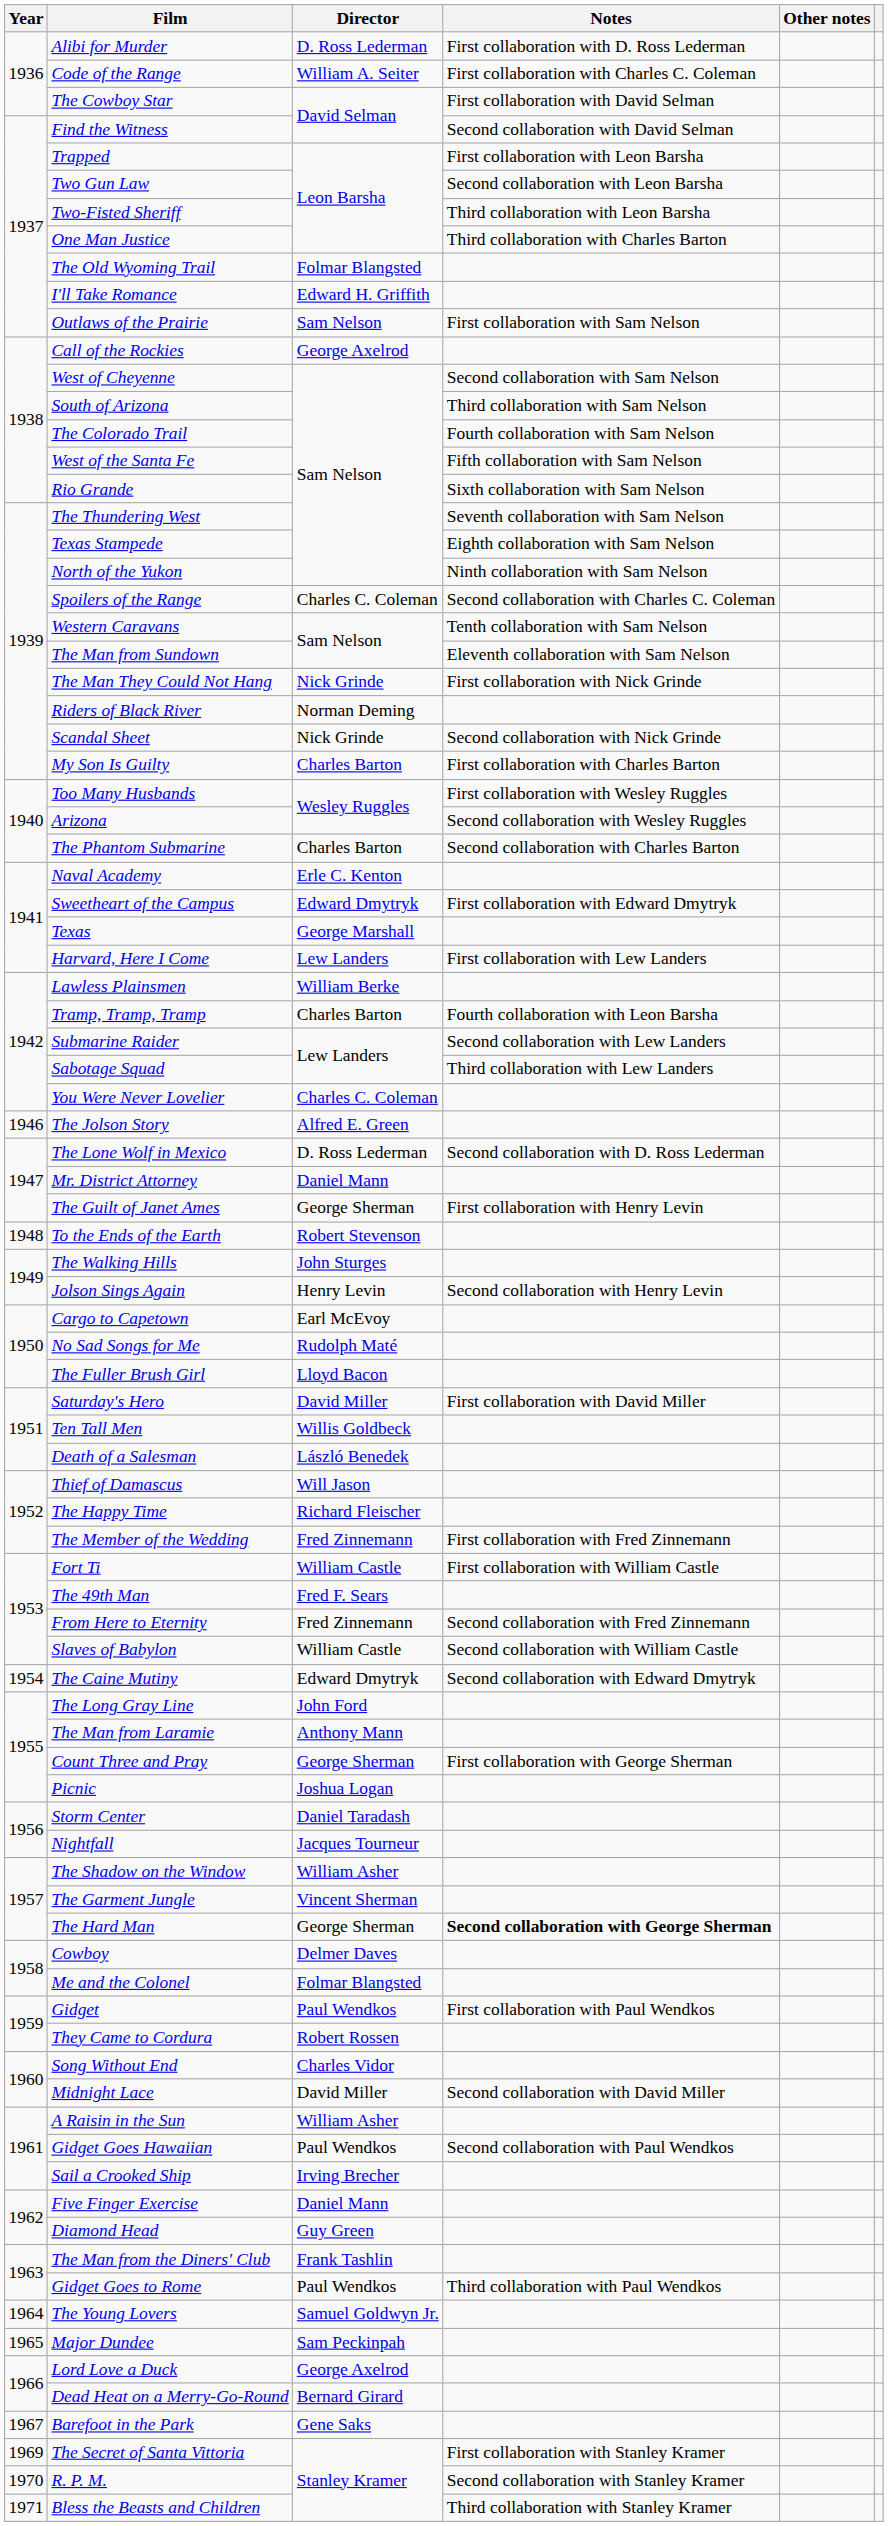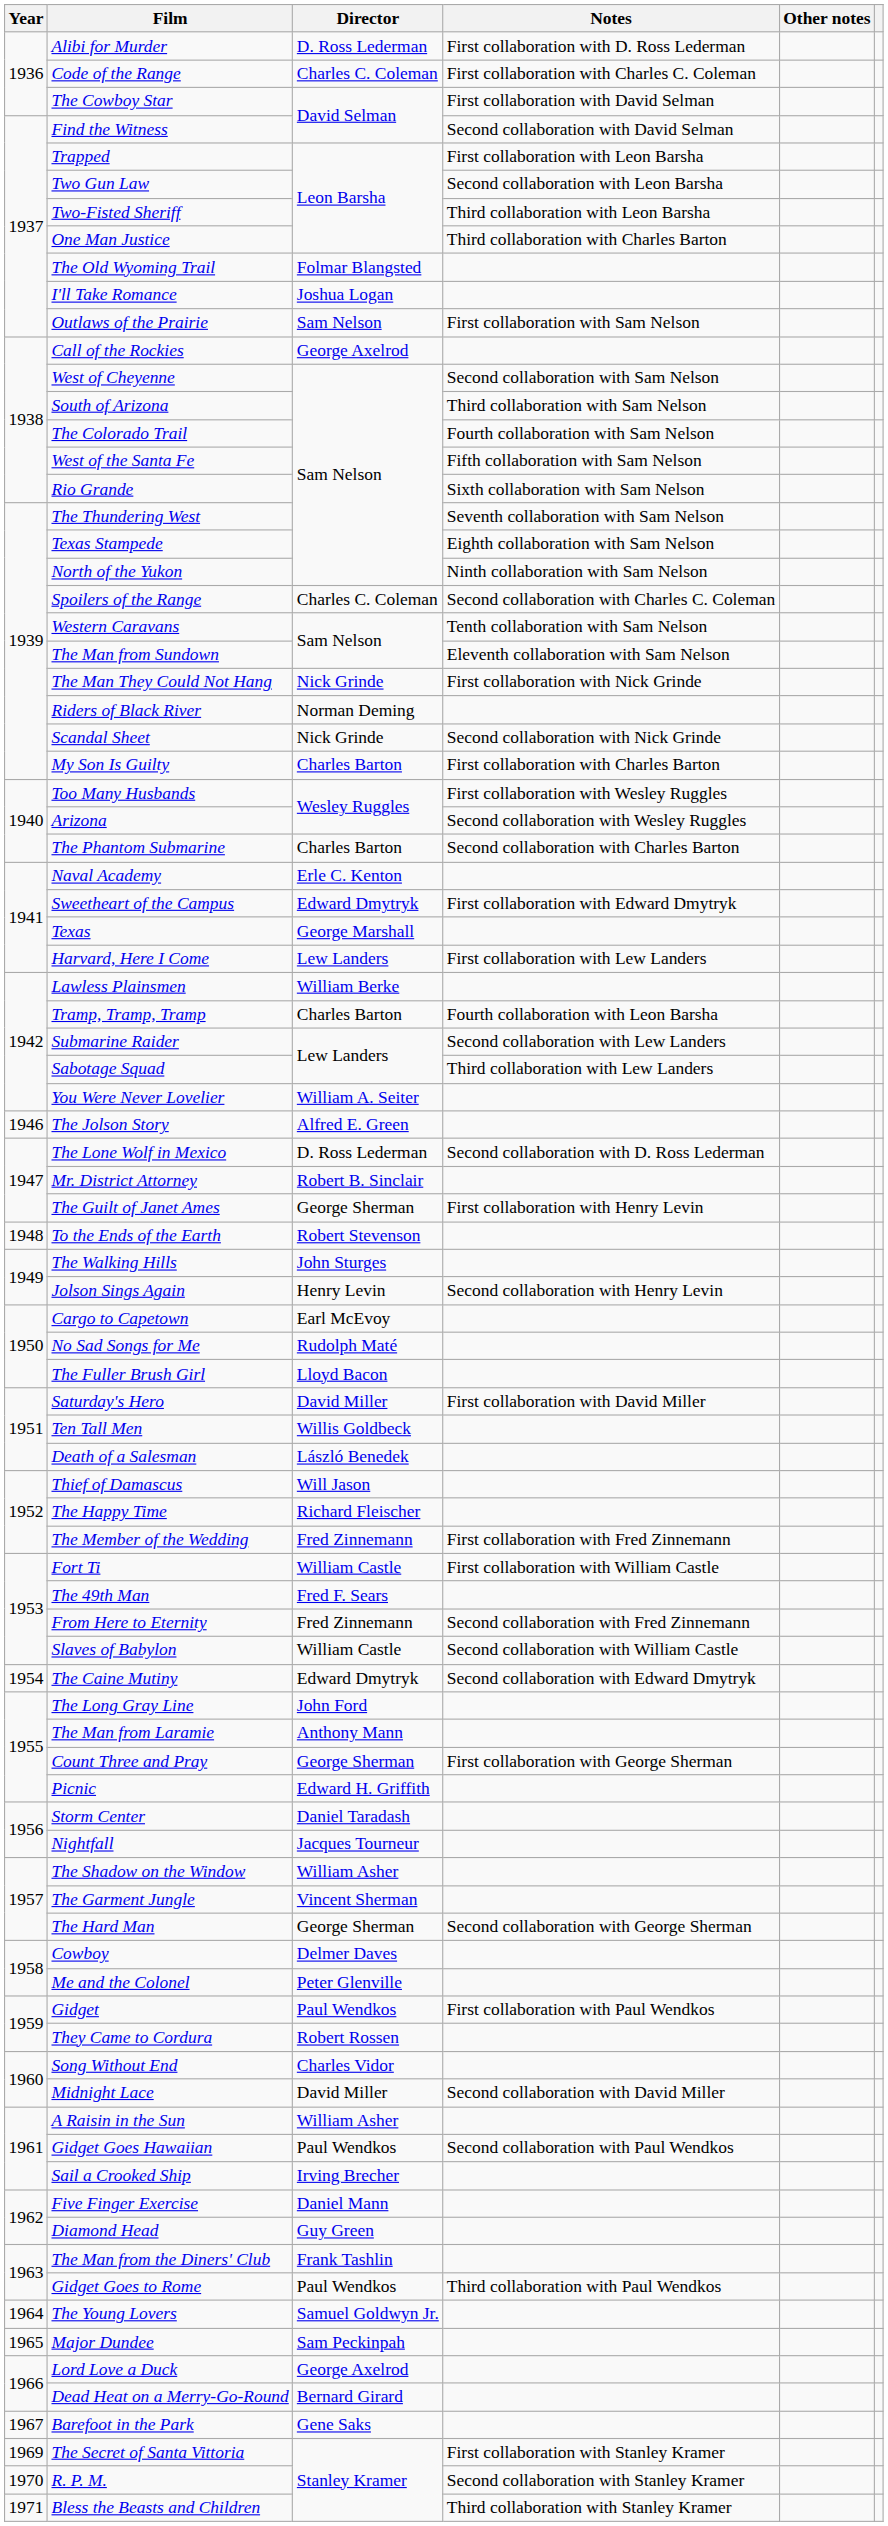(358, 73) William A. Seiter -> (367, 73) Charles C. Coleman
(363, 294) Edward H. Griffith -> (345, 294) Joshua Logan
(367, 1097) Charles C. Coleman -> (358, 1097) William A. Seiter
(343, 1179) Daniel Mann -> (360, 1179) Robert B. Sinclair
(345, 1788) Joshua Logan -> (363, 1788) Edward H. Griffith
(609, 1926) bold -> (599, 1926) normal
(359, 1982) Folmar Blangsted -> (349, 1982) Peter Glenville
